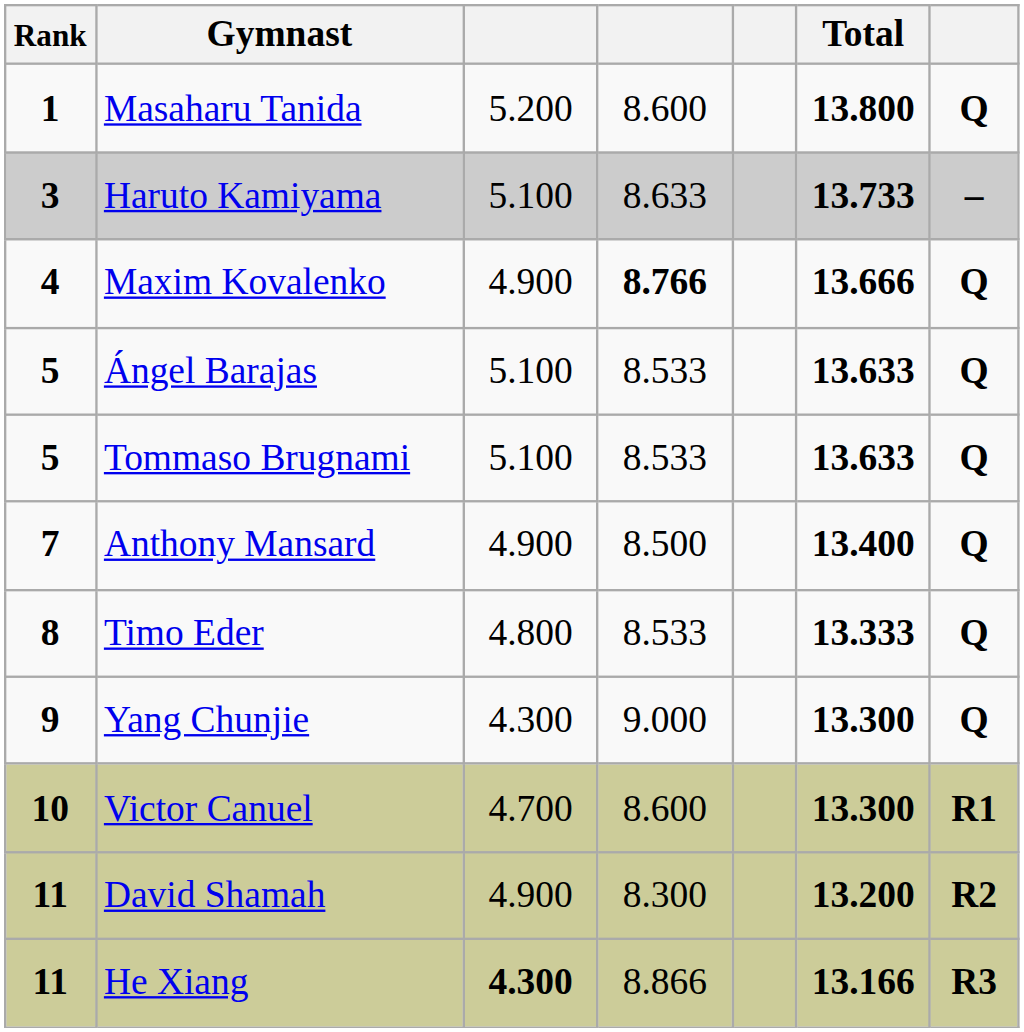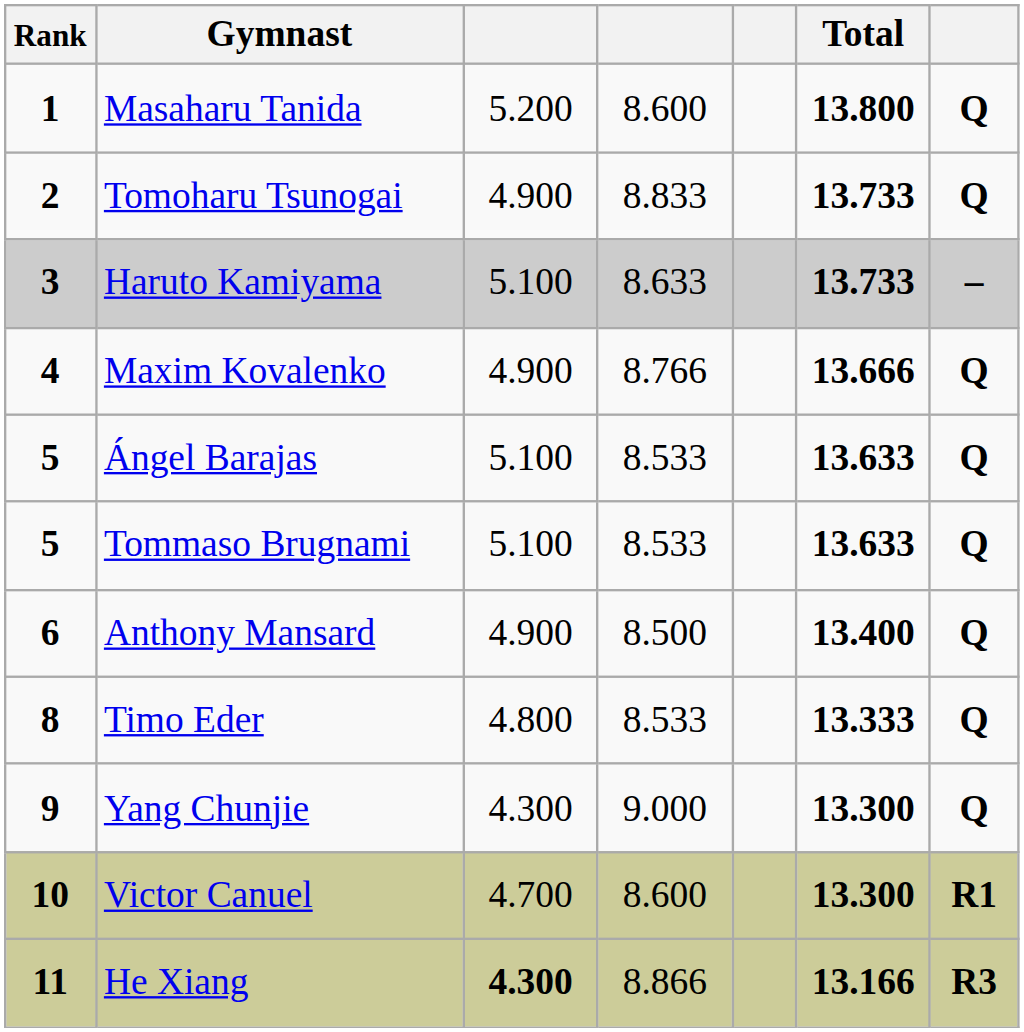+ row: (253, 195)
(665, 282) bold -> (665, 369) normal
(50, 544) 7 -> (50, 632) 6
- row: (215, 894)
